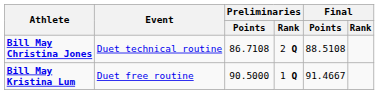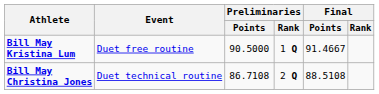rows swapped: (49, 49) <-> (41, 76)
